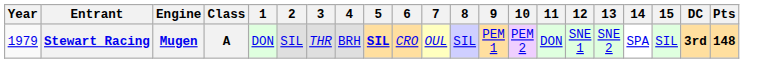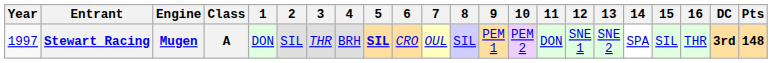+ column: (695, 15)
(23, 41) 1979 -> (23, 41) 1997
